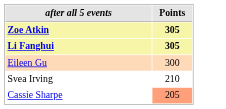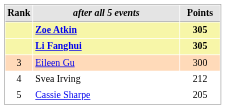+ column: (19, 13)
(172, 79) 210 -> (200, 79) 212
(172, 95) lightsalmon background -> (200, 95) no background
